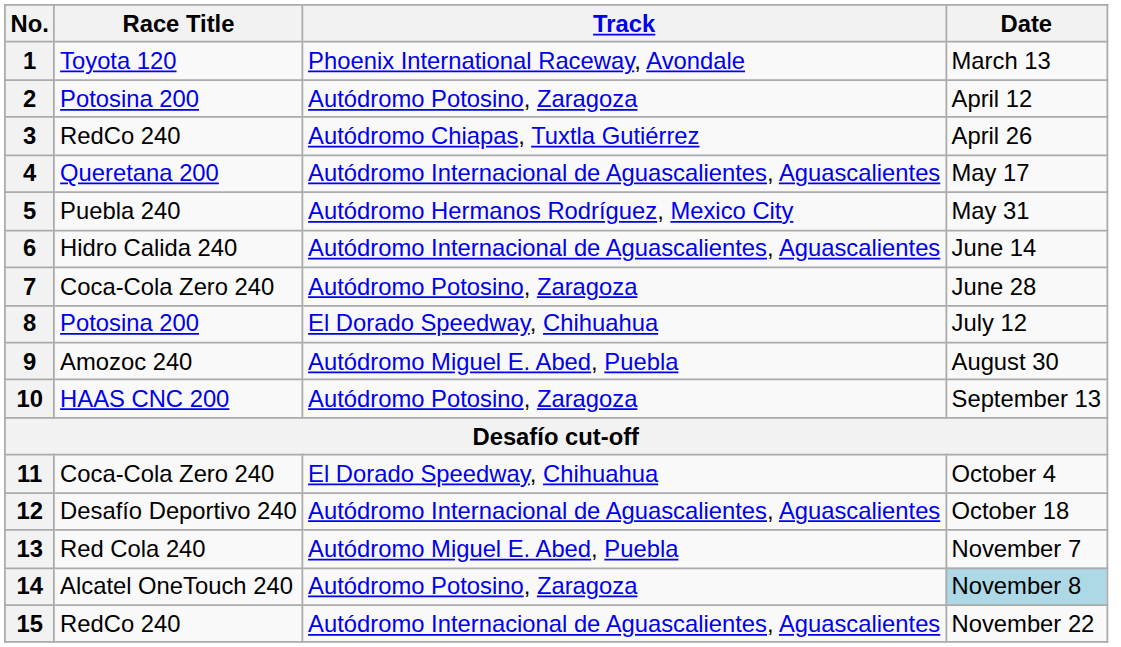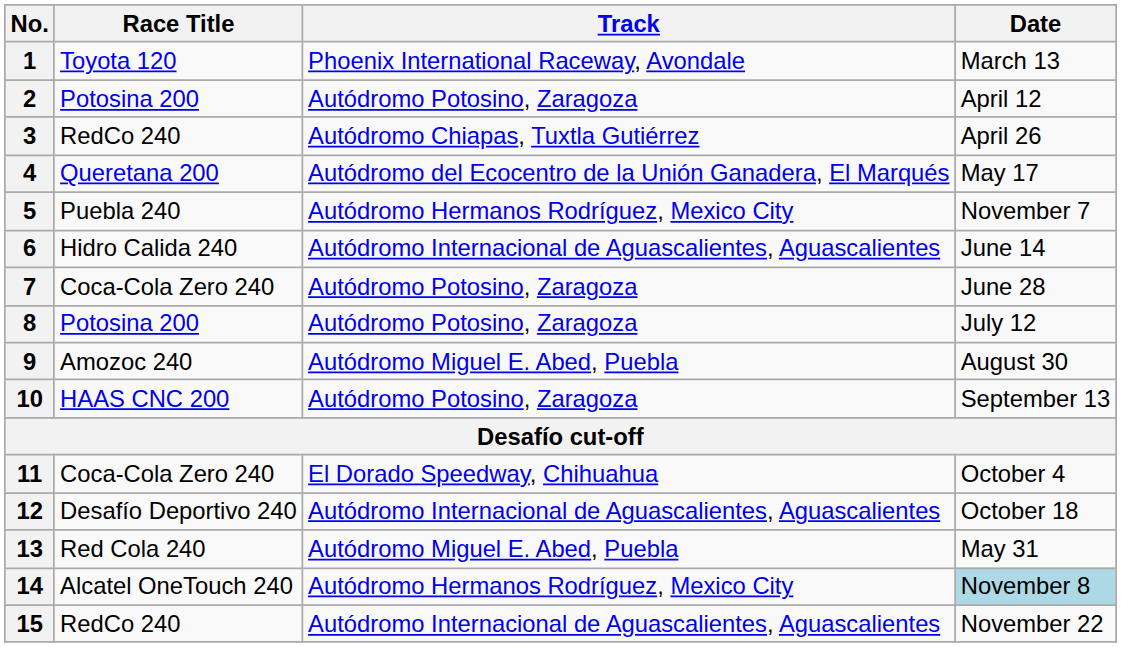(624, 173) Autódromo Internacional de Aguascalientes, Aguascalientes -> (629, 173) Autódromo del Ecocentro de la Unión Ganadera, El Marqués
(991, 211) May 31 -> (1026, 211) November 7
(483, 323) El Dorado Speedway, Chihuahua -> (473, 323) Autódromo Potosino, Zaragoza
(1016, 548) November 7 -> (1000, 548) May 31
(473, 586) Autódromo Potosino, Zaragoza -> (551, 586) Autódromo Hermanos Rodríguez, Mexico City
